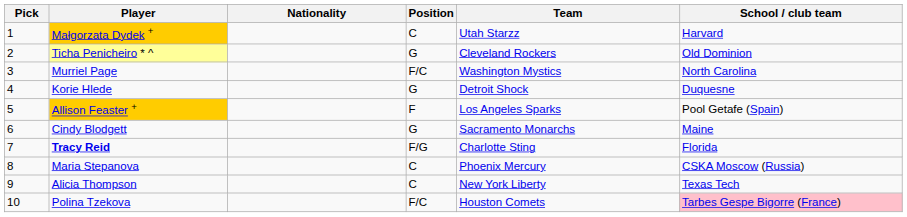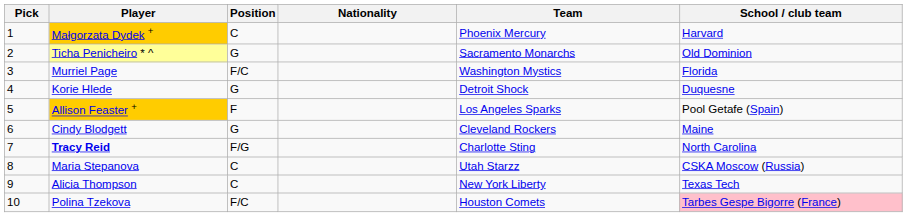columns swapped: (431, 13) <-> (317, 13)
(489, 33) Utah Starzz -> (502, 33) Phoenix Mercury
(508, 53) Cleveland Rockers -> (517, 53) Sacramento Monarchs
(719, 71) North Carolina -> (700, 71) Florida
(517, 129) Sacramento Monarchs -> (508, 129) Cleveland Rockers
(700, 147) Florida -> (719, 147) North Carolina
(502, 166) Phoenix Mercury -> (489, 166) Utah Starzz
